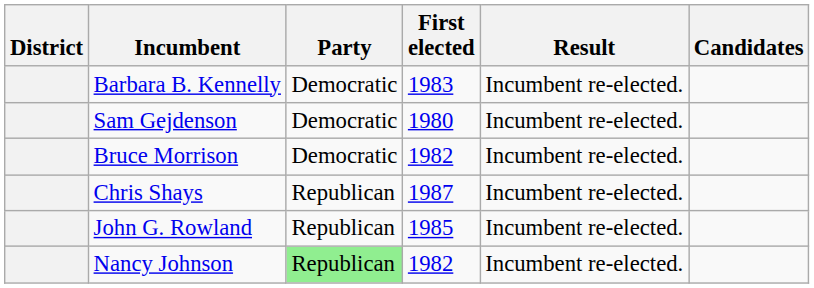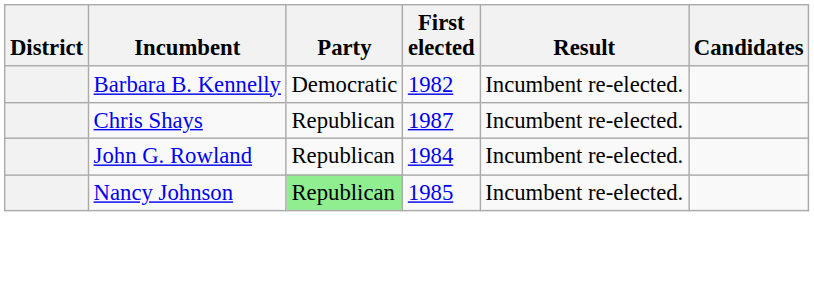(431, 84) 1983 -> (431, 84) 1982
- row: (165, 120)
- row: (166, 156)
(431, 228) 1985 -> (431, 156) 1984
(431, 264) 1982 -> (431, 192) 1985
